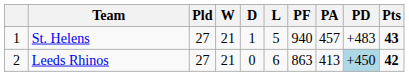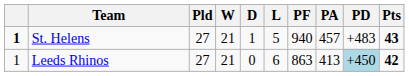(16, 37) normal -> (16, 37) bold
(16, 60) 2 -> (16, 60) 1
